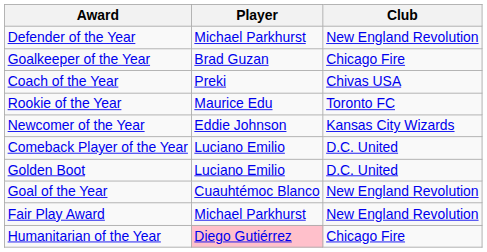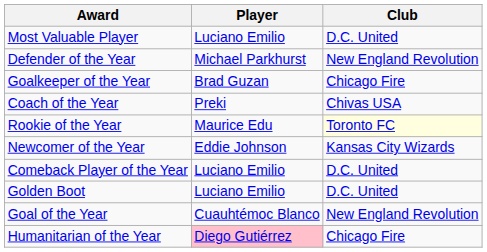+ row: (73, 37)
(361, 103) no background -> (361, 125) lightyellow background
- row: (56, 214)
